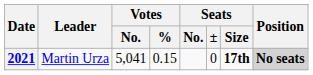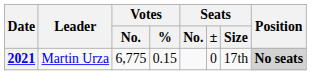(131, 59) 5,041 -> (131, 59) 6,775
(237, 59) bold -> (236, 59) normal
